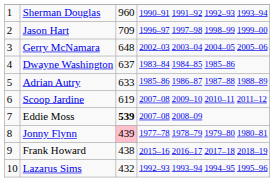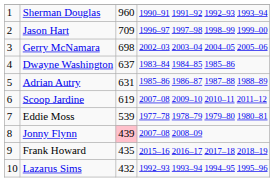(126, 47) 648 -> (126, 47) 698
(126, 82) 633 -> (126, 82) 631
(126, 116) bold -> (126, 116) normal
(171, 116) 2007–08 2008–09 -> (203, 116) 1977–78 1978–79 1979–80 1980–81
(203, 133) 1977–78 1978–79 1979–80 1980–81 -> (171, 133) 2007–08 2008–09
(126, 151) 438 -> (126, 151) 435
